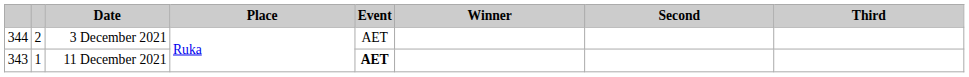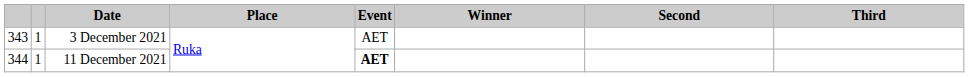(18, 37) 344 -> (18, 37) 343
(38, 37) 2 -> (38, 37) 1
(18, 59) 343 -> (18, 59) 344
